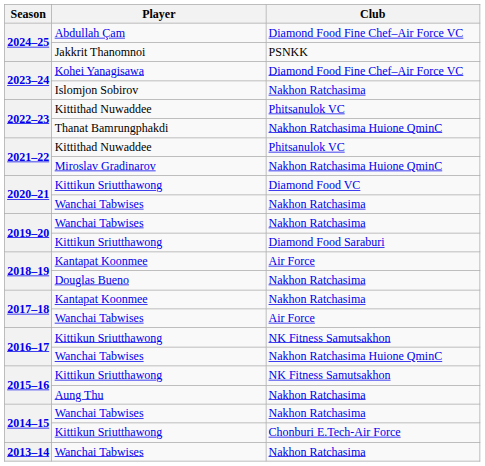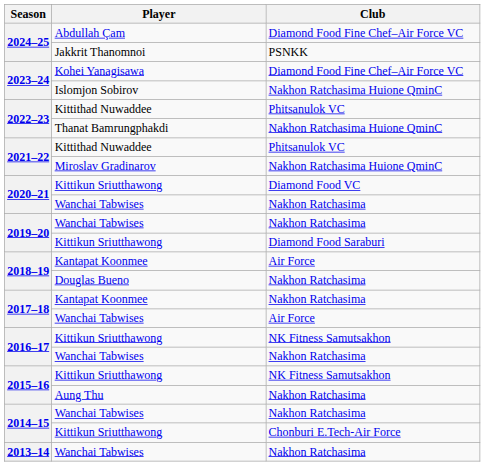(317, 90) Nakhon Ratchasima -> (355, 90) Nakhon Ratchasima Huione QminC
(355, 356) Nakhon Ratchasima Huione QminC -> (317, 356) Nakhon Ratchasima
